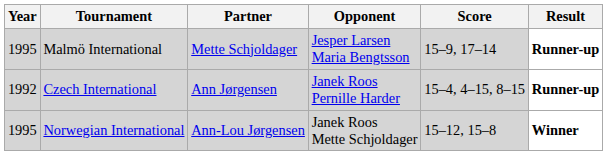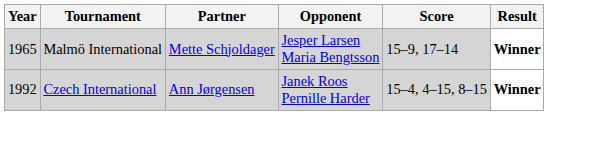(22, 49) 1995 -> (22, 49) 1965
(565, 49) Runner-up -> (517, 49) Winner
(565, 89) Runner-up -> (517, 89) Winner
- row: (114, 130)
